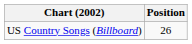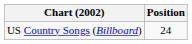(166, 30) 26 -> (166, 30) 24
